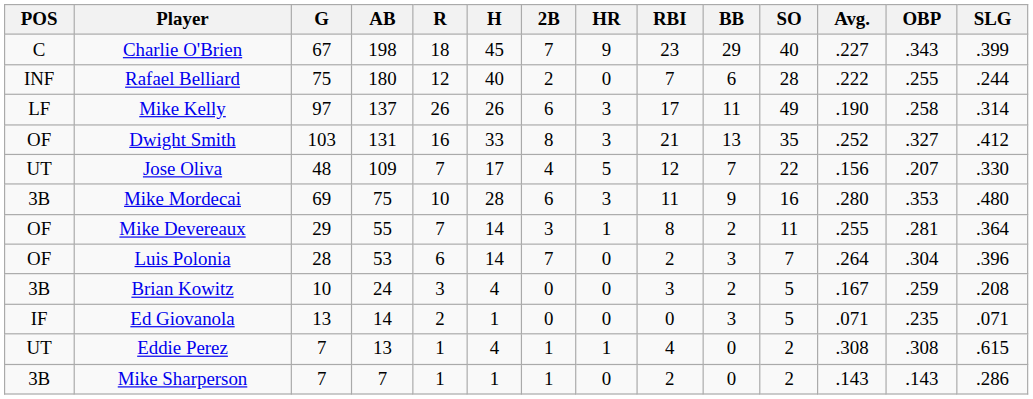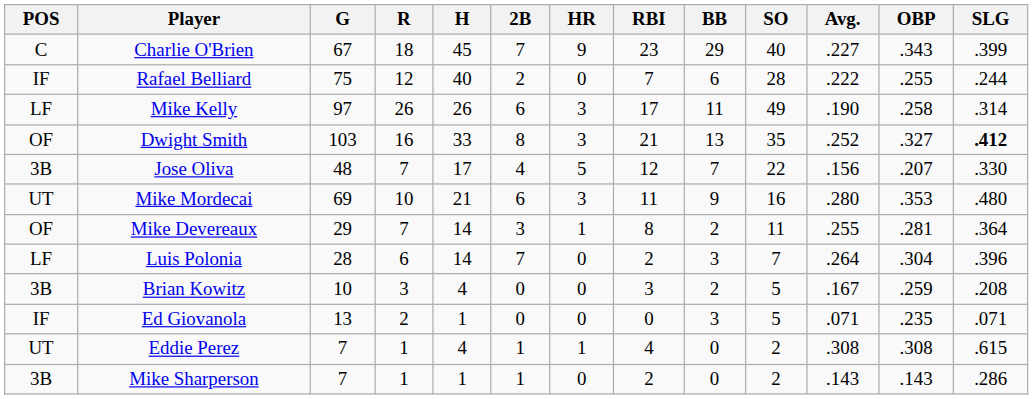- column: (382, 19)
(39, 79) INF -> (41, 79) IF
(993, 139) normal -> (991, 139) bold
(39, 169) UT -> (41, 169) 3B
(39, 199) 3B -> (41, 199) UT
(494, 199) 28 -> (462, 199) 21
(39, 259) OF -> (41, 259) LF
